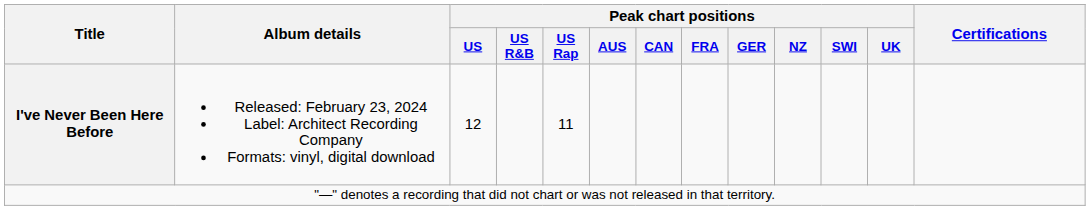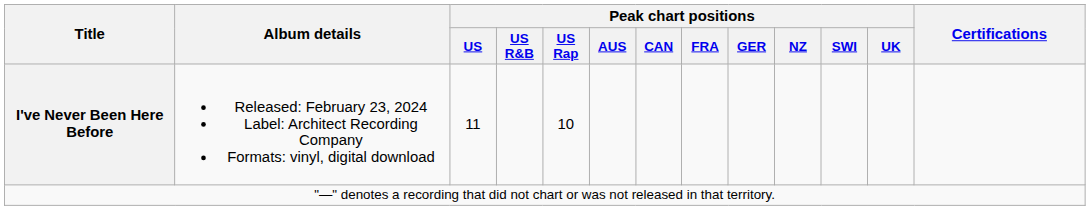(473, 124) 12 -> (473, 124) 11
(566, 124) 11 -> (566, 124) 10
